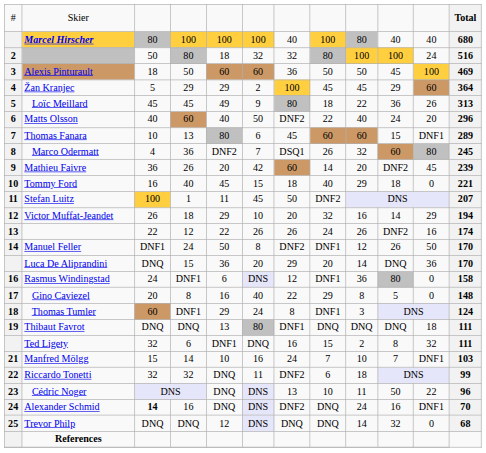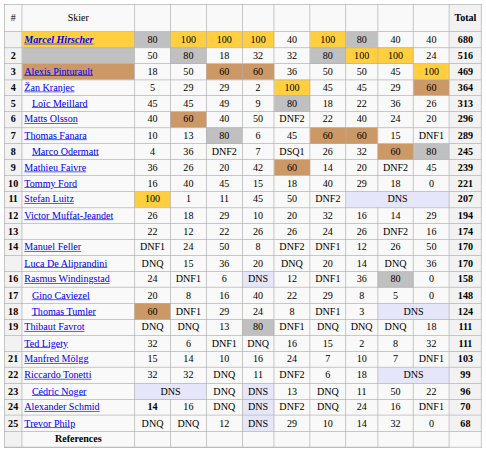(292, 263) 29 -> (292, 263) DNQ
(328, 391) 10 -> (328, 391) DNQ
(292, 423) DNQ -> (292, 423) 29
(328, 423) DNQ -> (328, 423) 10
